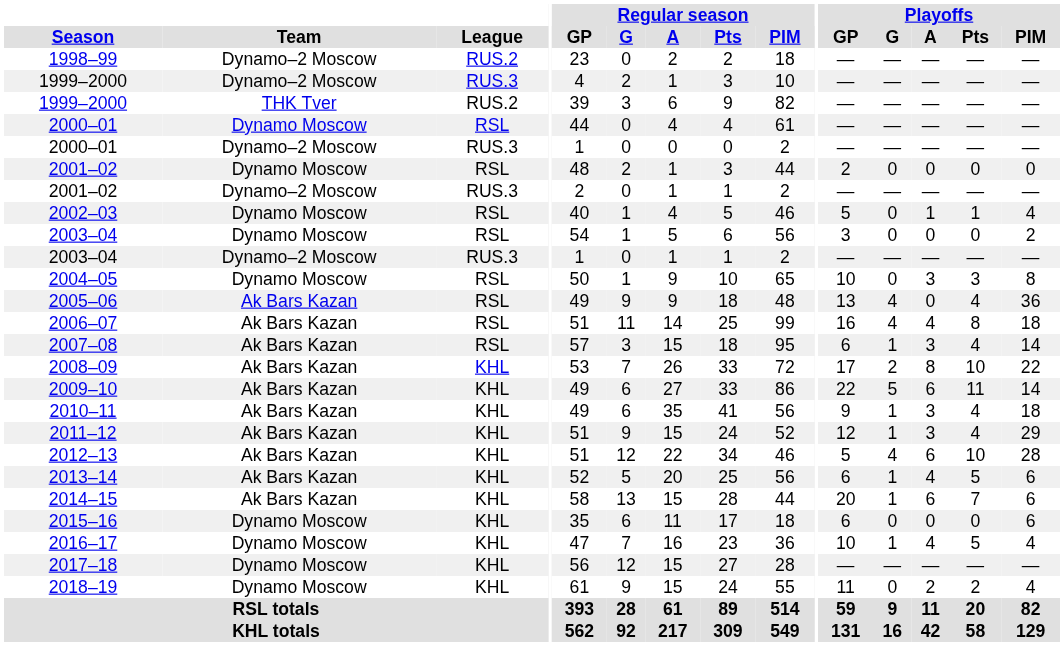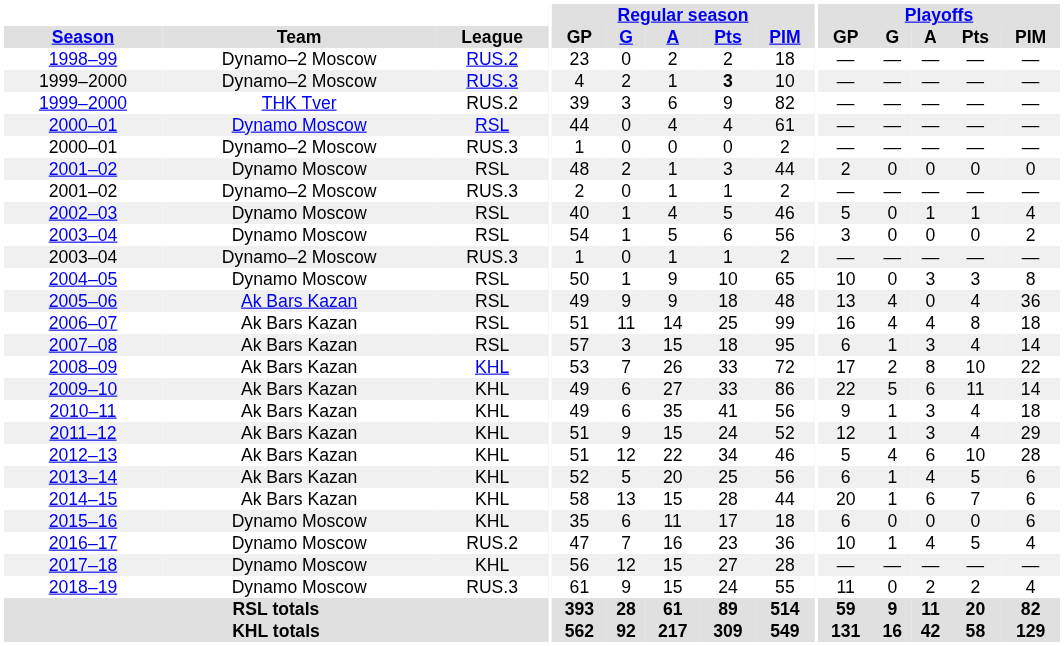(728, 80) normal -> (728, 80) bold
(492, 542) KHL -> (492, 542) RUS.2
(492, 586) KHL -> (492, 586) RUS.3
